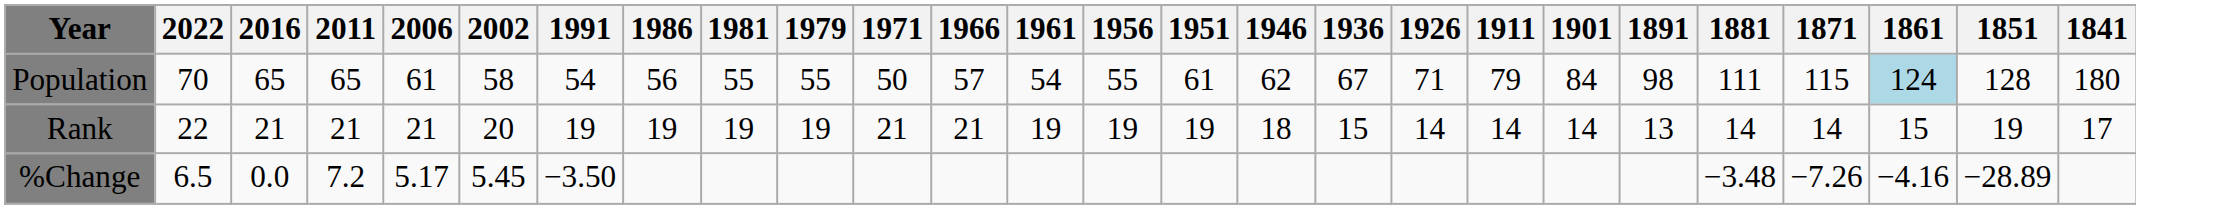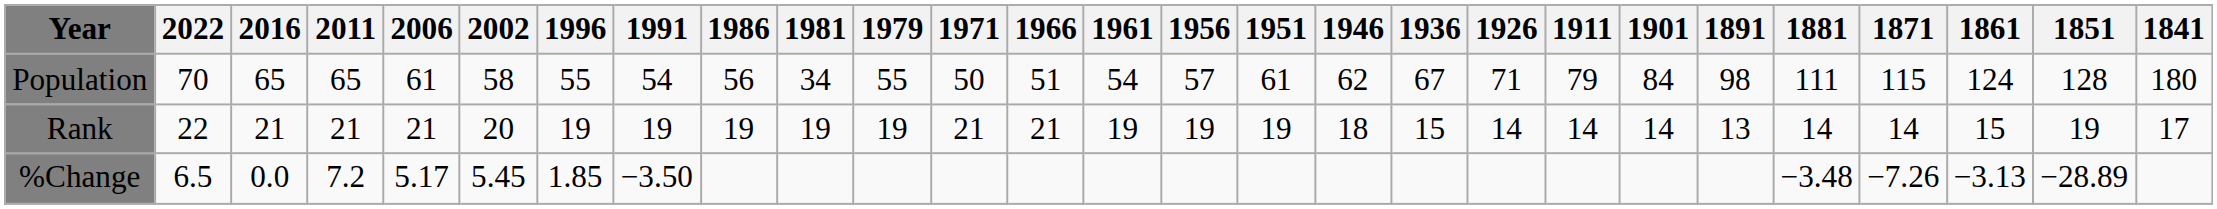+ column: (575, 29)
(739, 78) 55 -> (815, 78) 34
(969, 78) 57 -> (1046, 78) 51
(1122, 78) 55 -> (1199, 78) 57
(1913, 78) lightblue background -> (1990, 78) no background
(1913, 177) −4.16 -> (1990, 177) −3.13
